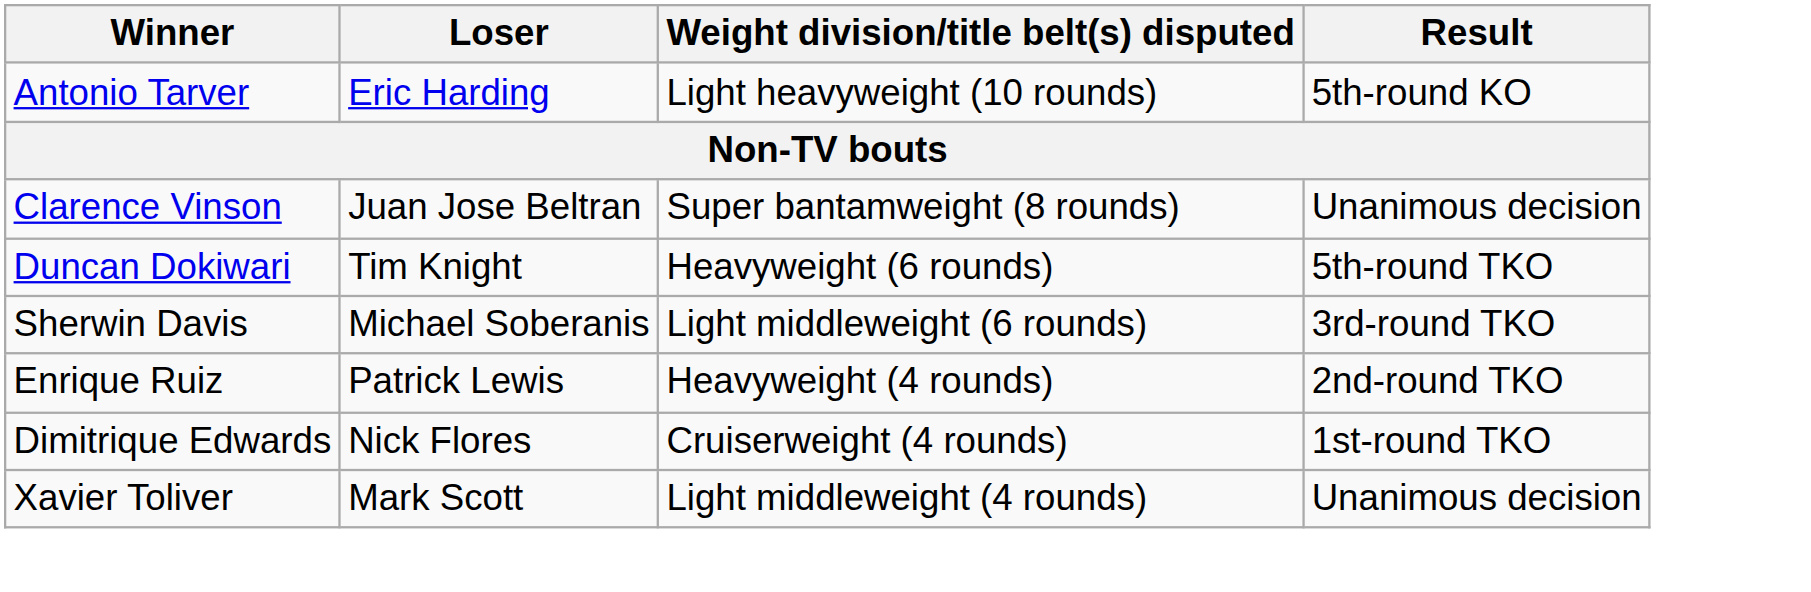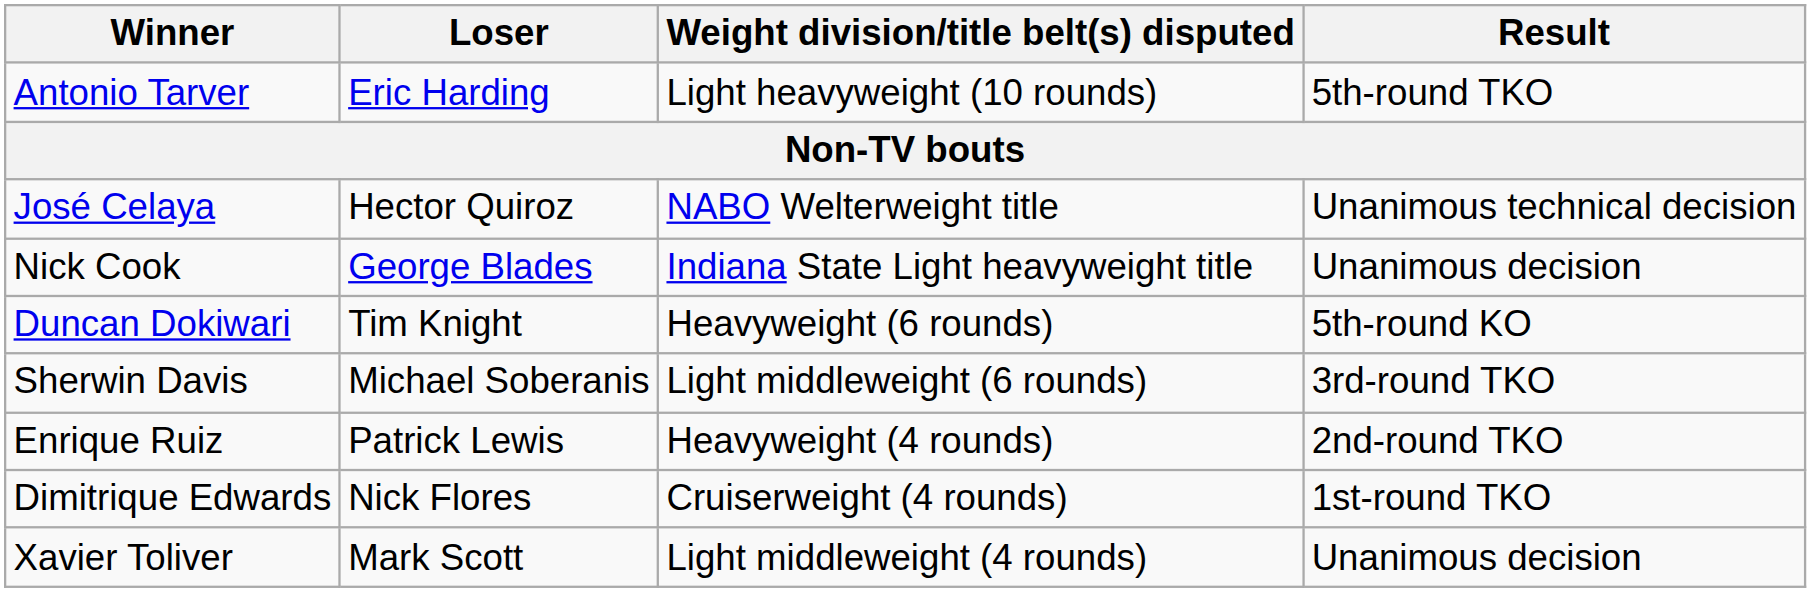(1422, 91) 5th-round KO -> (1433, 91) 5th-round TKO
+ row: (114, 207)
+ row: (97, 265)
- row: (148, 207)
(1433, 265) 5th-round TKO -> (1422, 324) 5th-round KO
